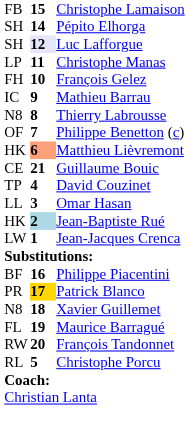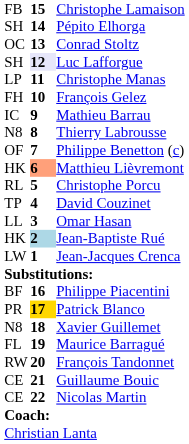+ row: (98, 44)
rows swapped: (108, 362) <-> (108, 167)
+ row: (101, 397)
